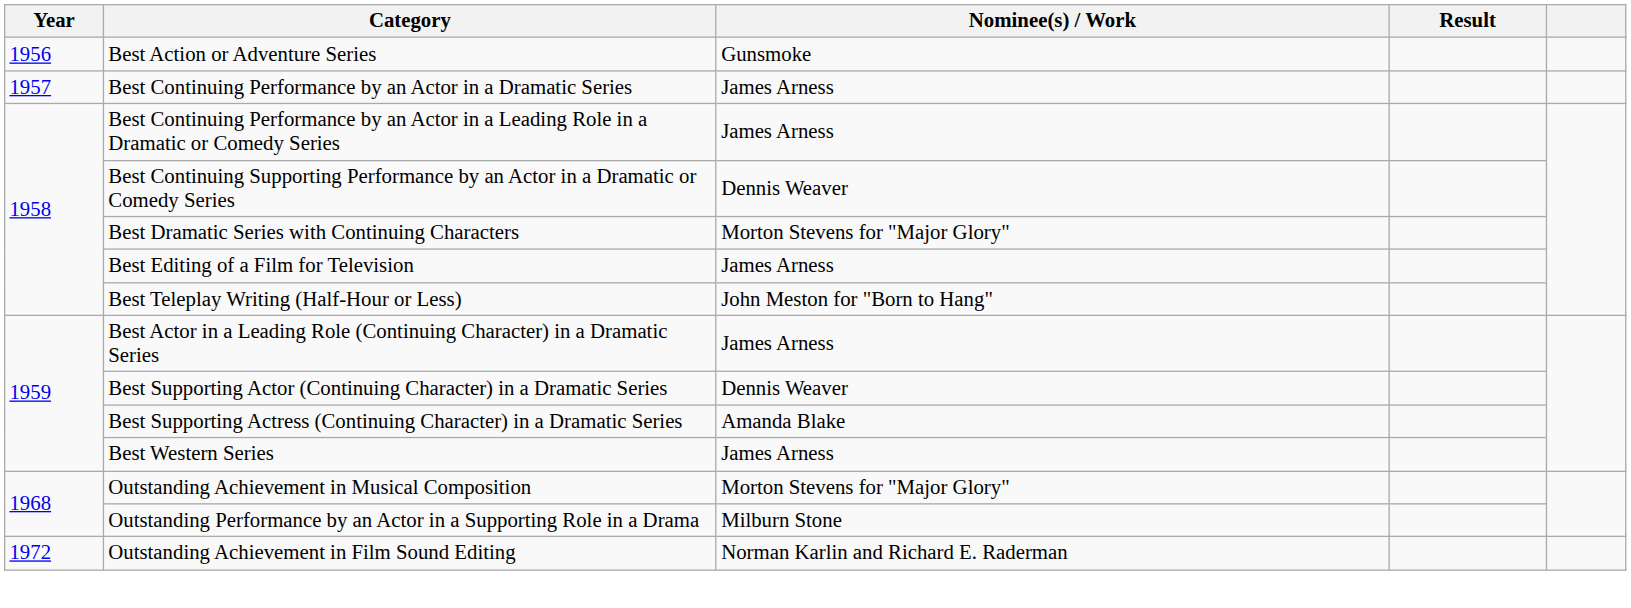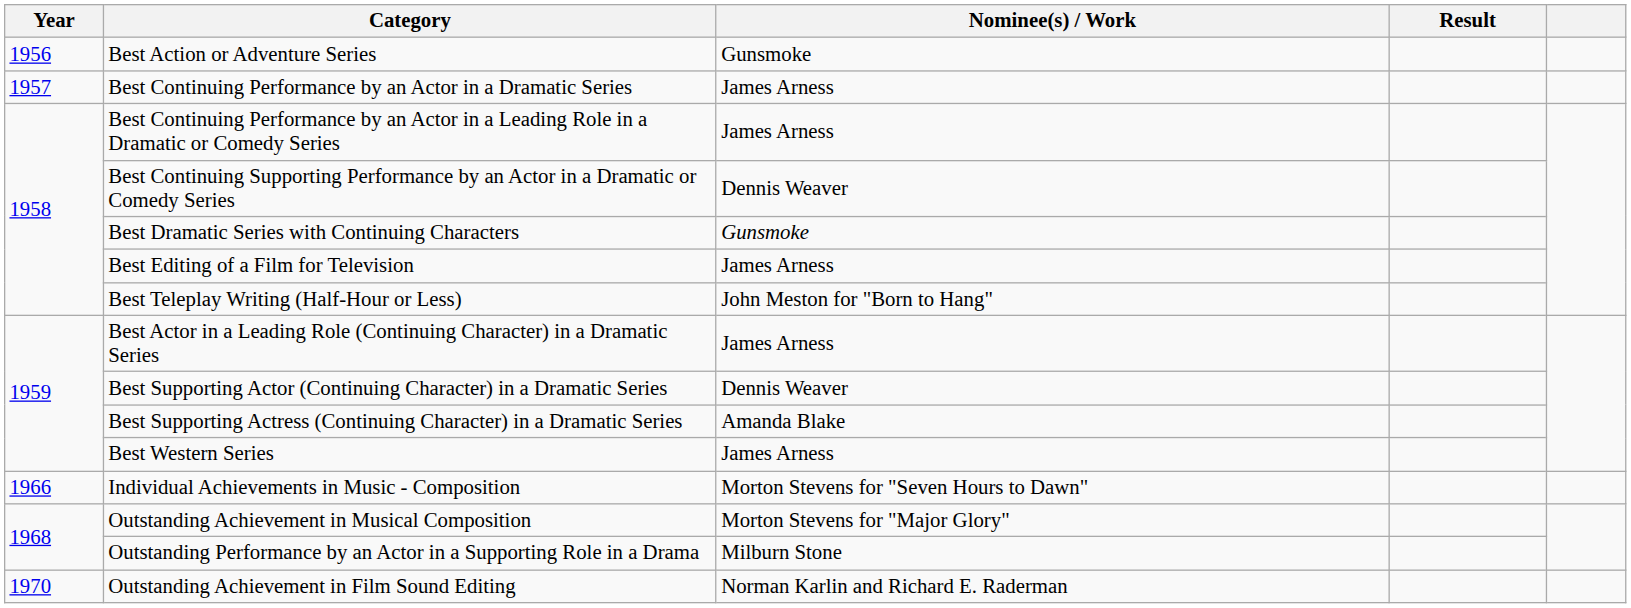(865, 232) Morton Stevens for "Major Glory" -> (765, 232) Gunsmoke
+ row: (314, 487)
(30, 553) 1972 -> (30, 586) 1970
